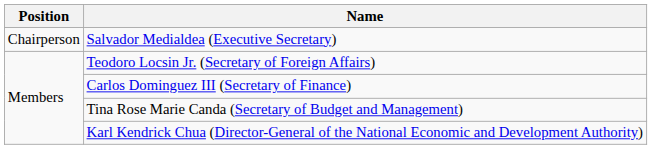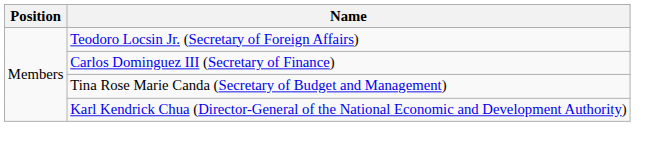- row: (211, 39)
